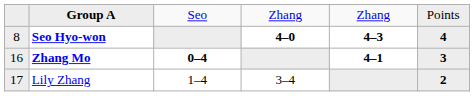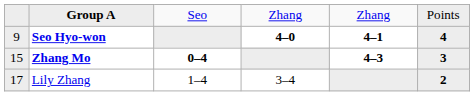(17, 37) 8 -> (17, 37) 9
(373, 37) 4–3 -> (373, 37) 4–1
(17, 58) 16 -> (17, 58) 15
(373, 58) 4–1 -> (373, 58) 4–3
